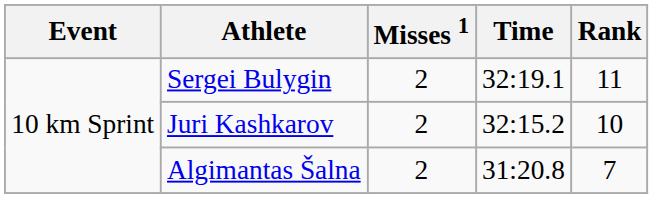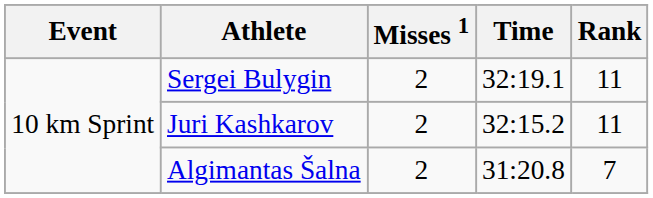(610, 124) 10 -> (610, 124) 11
